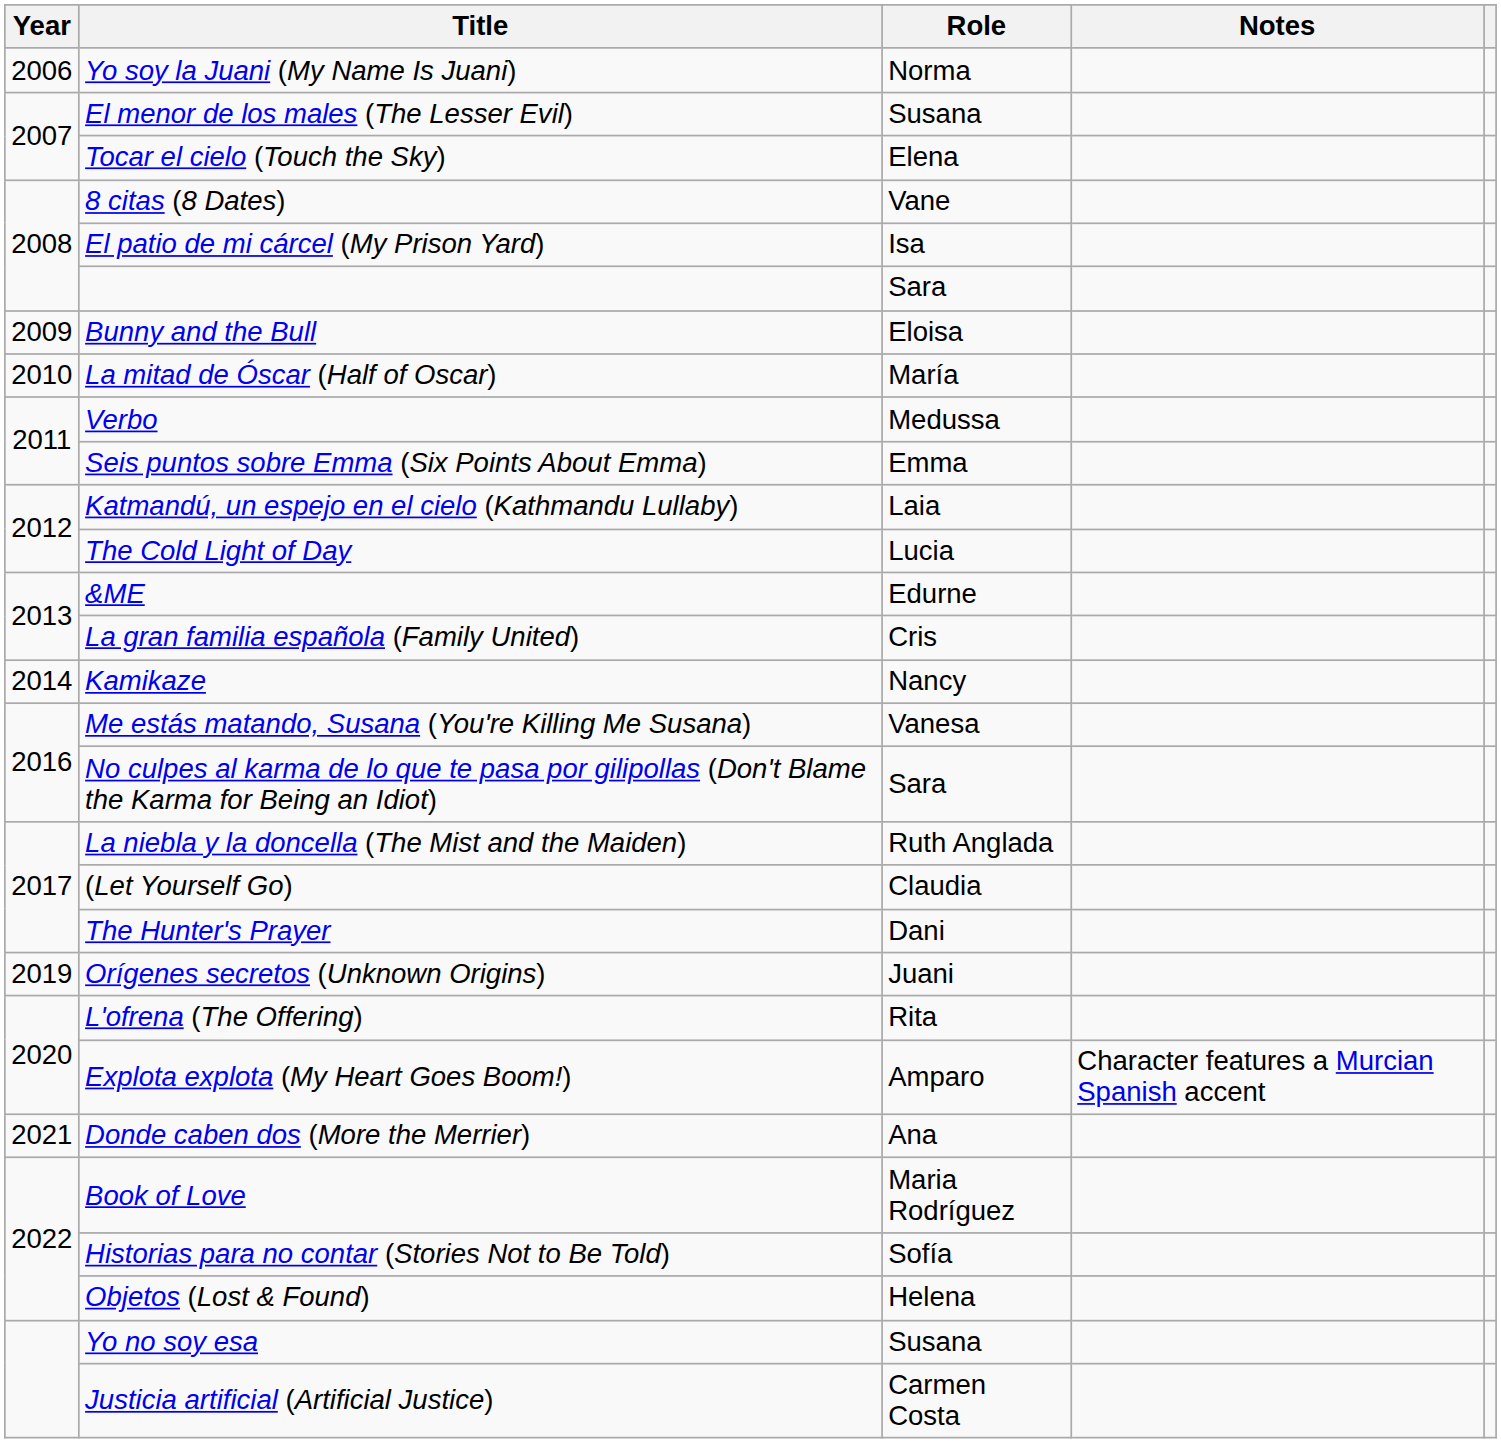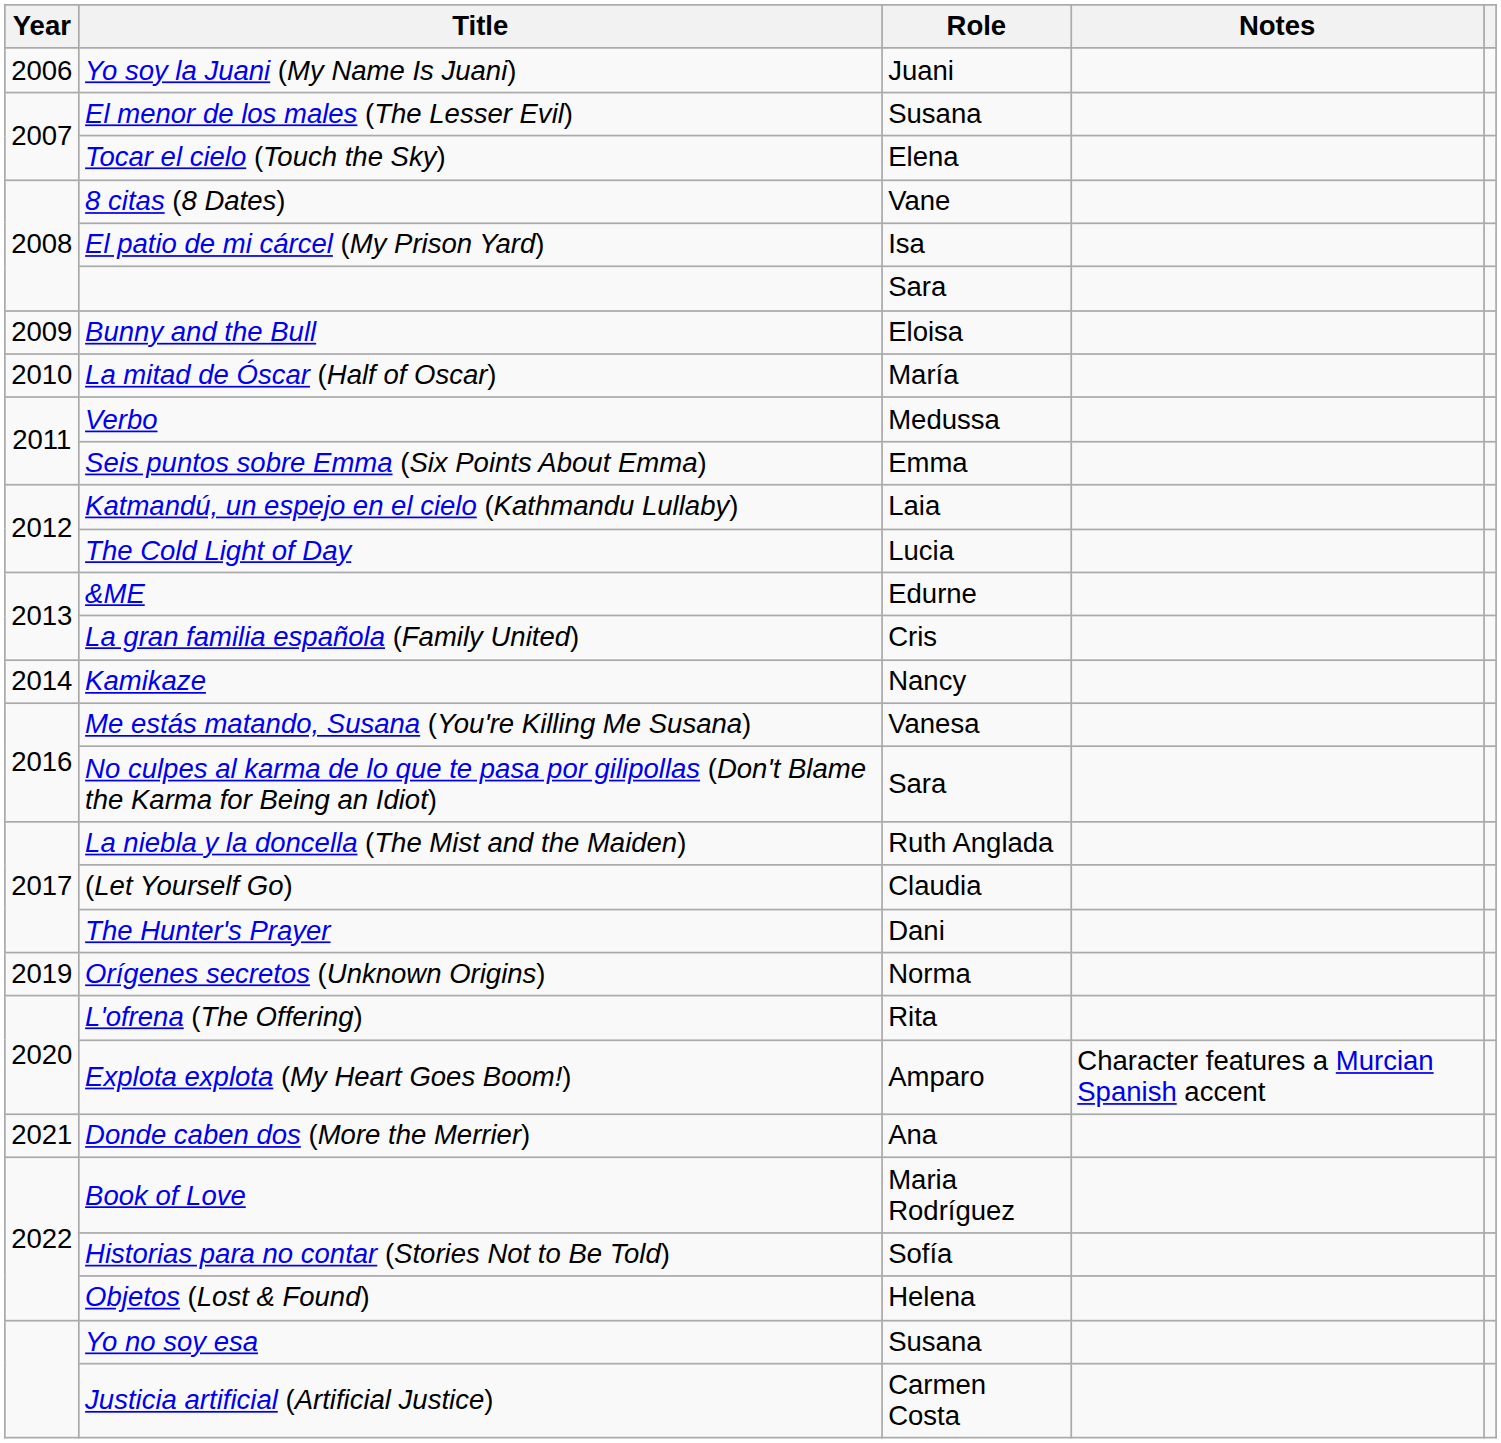(929, 69) Norma -> (921, 69) Juani
(921, 973) Juani -> (929, 973) Norma
